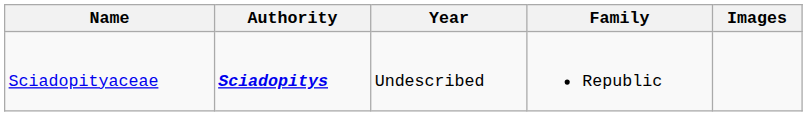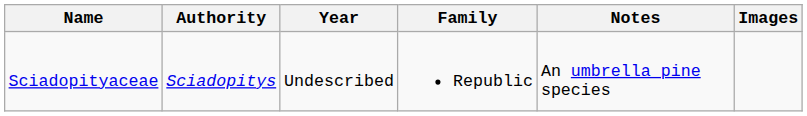+ column: (636, 18)
(273, 81) bold -> (221, 81) normal
